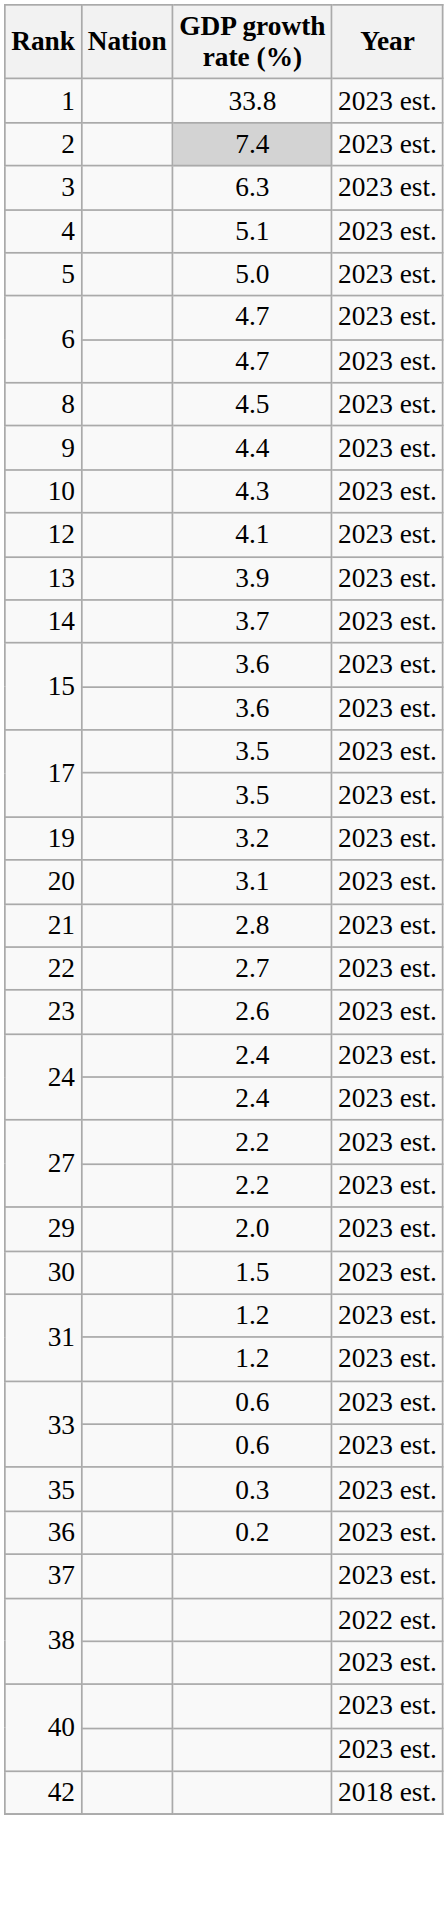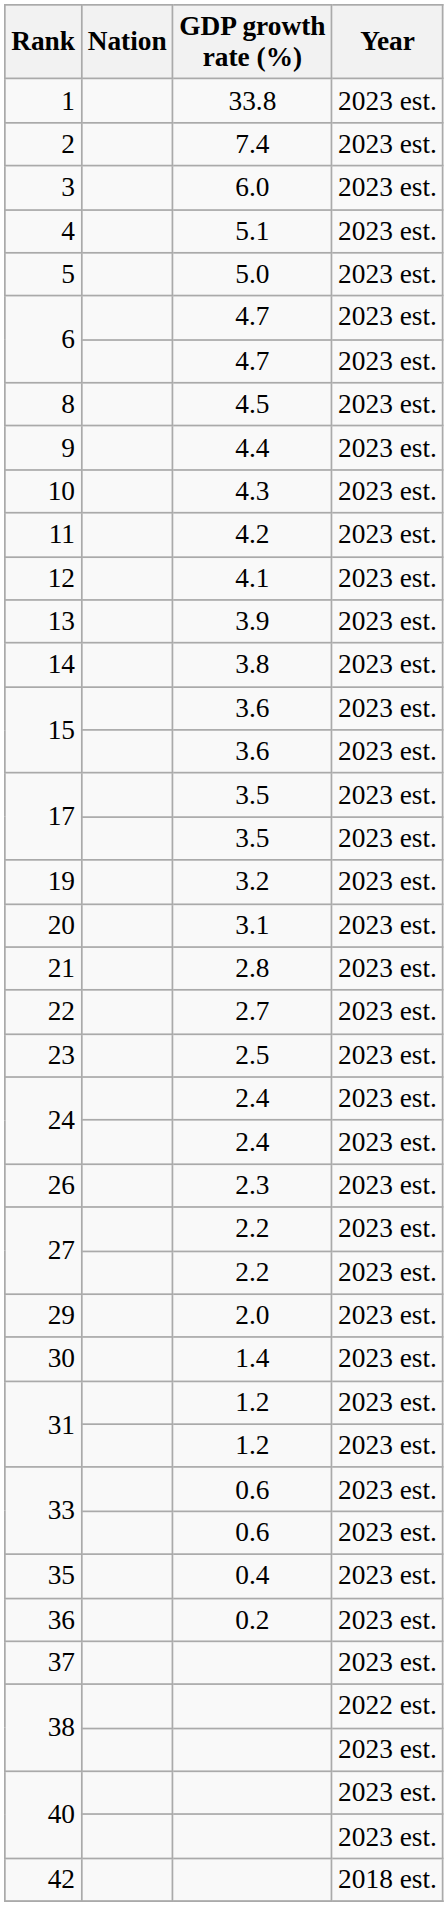(252, 143) lightgrey background -> (252, 143) no background
(252, 187) 6.3 -> (252, 187) 6.0
+ row: (62, 534)
(252, 621) 3.7 -> (252, 664) 3.8
(252, 1011) 2.6 -> (252, 1054) 2.5
+ row: (61, 1185)
(252, 1271) 1.5 -> (252, 1358) 1.4
(252, 1488) 0.3 -> (252, 1575) 0.4
